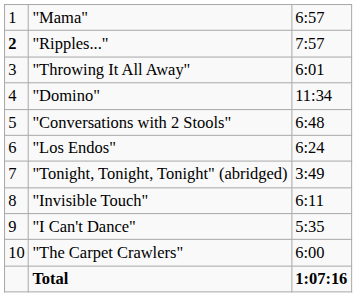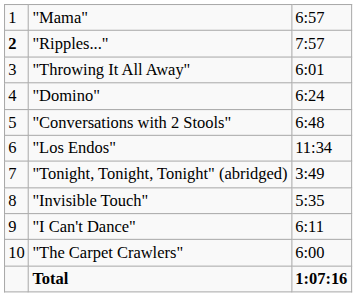(314, 95) 11:34 -> (310, 95) 6:24
(310, 148) 6:24 -> (314, 148) 11:34
(310, 200) 6:11 -> (310, 200) 5:35
(310, 226) 5:35 -> (310, 226) 6:11
